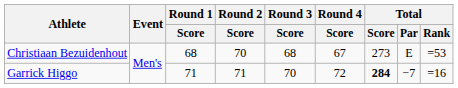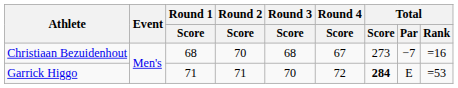(409, 53) E -> (409, 53) −7
(437, 53) =53 -> (437, 53) =16
(409, 73) −7 -> (409, 73) E
(437, 73) =16 -> (437, 73) =53
